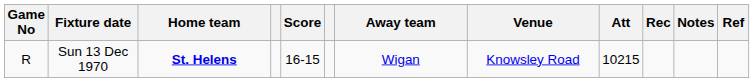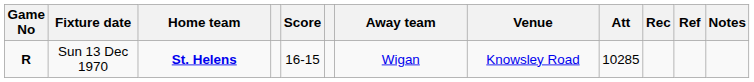columns swapped: (696, 22) <-> (733, 22)
(26, 59) normal -> (26, 59) bold
(621, 59) 10215 -> (621, 59) 10285
